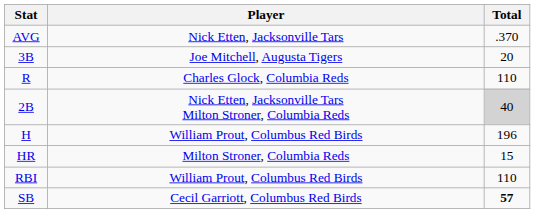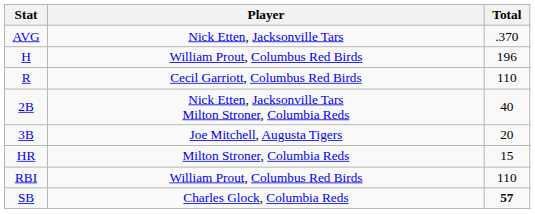rows swapped: (26, 135) <-> (26, 57)
(266, 78) Charles Glock, Columbia Reds -> (266, 78) Cecil Garriott, Columbus Red Birds
(507, 106) lightgrey background -> (507, 106) no background
(266, 198) Cecil Garriott, Columbus Red Birds -> (266, 198) Charles Glock, Columbia Reds
